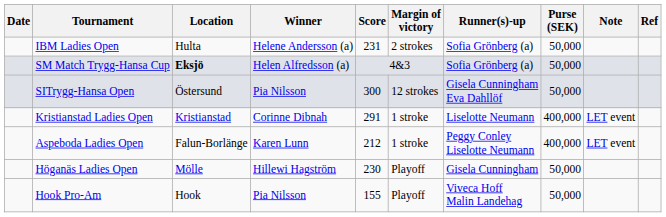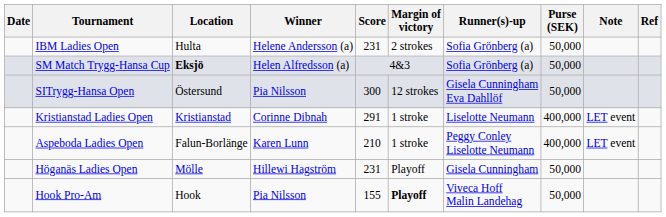(372, 143) 212 -> (372, 143) 210
(372, 169) 230 -> (372, 169) 231
(408, 195) normal -> (409, 195) bold
